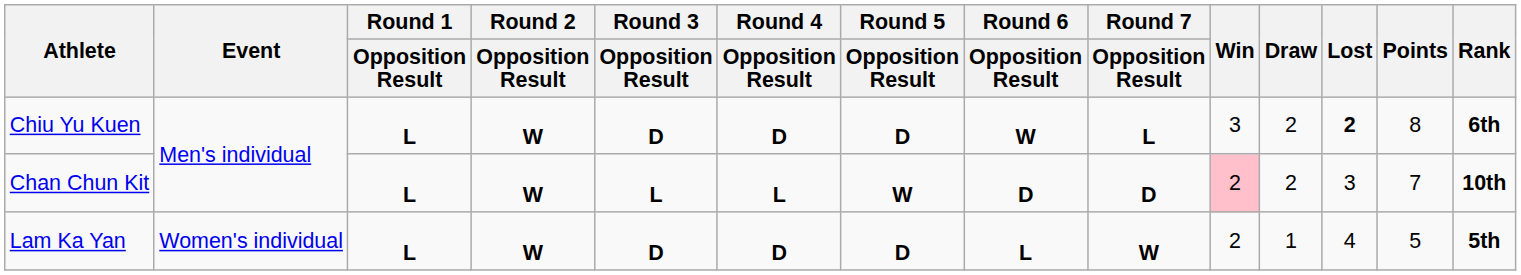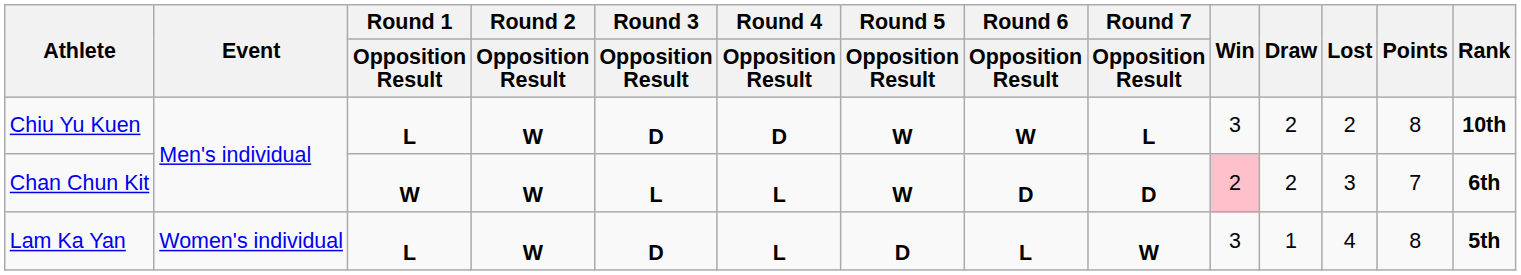(902, 138) D -> (902, 138) W
(1350, 126) bold -> (1350, 126) normal
(1484, 126) 6th -> (1484, 126) 10th
(410, 195) L -> (410, 195) W
(1484, 183) 10th -> (1484, 183) 6th
(779, 253) D -> (779, 253) L
(1235, 241) 2 -> (1235, 241) 3
(1415, 241) 5 -> (1415, 241) 8
